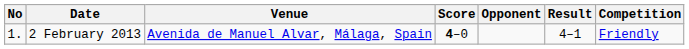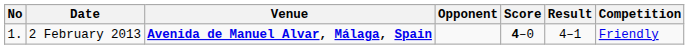columns swapped: (512, 14) <-> (457, 14)
(290, 34) normal -> (290, 34) bold
